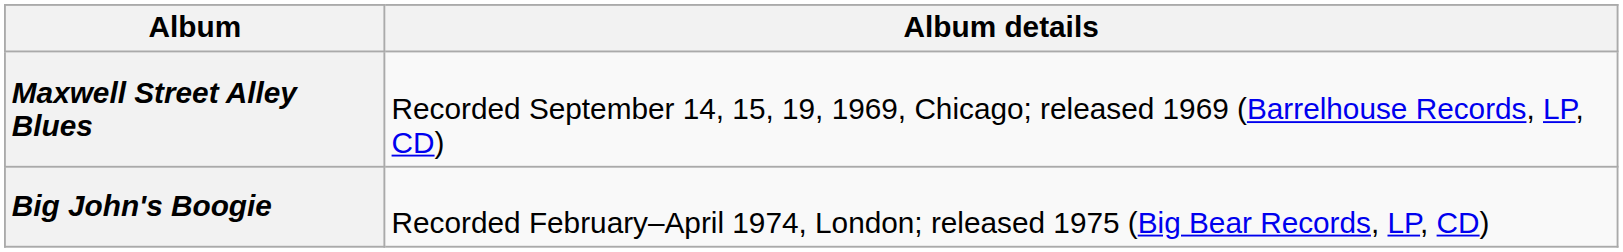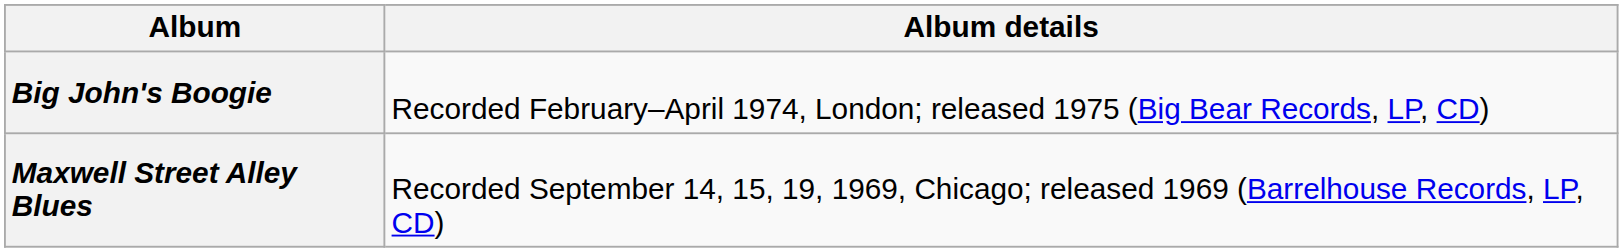rows swapped: (154, 108) <-> (142, 206)
